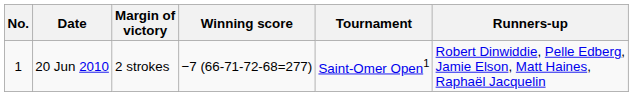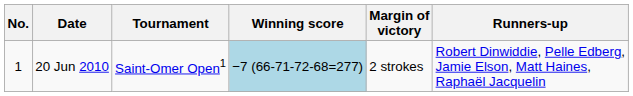columns swapped: (374, 23) <-> (145, 23)
(247, 66) no background -> (298, 66) lightblue background
